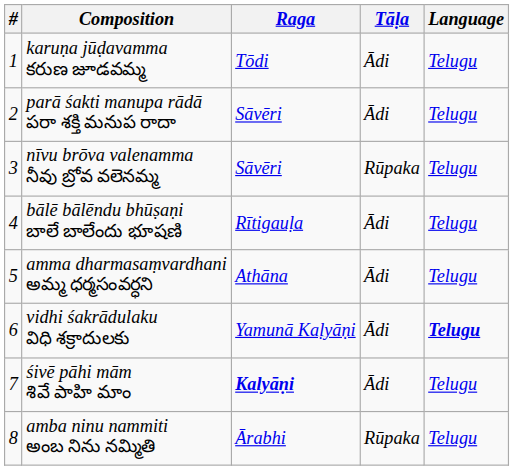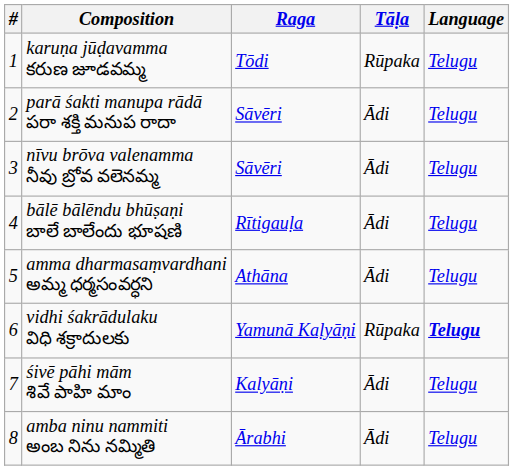(377, 60) Ādi -> (392, 60) Rūpaka
(392, 168) Rūpaka -> (377, 168) Ādi
(377, 330) Ādi -> (392, 330) Rūpaka
(265, 384) bold -> (264, 384) normal
(392, 438) Rūpaka -> (377, 438) Ādi
